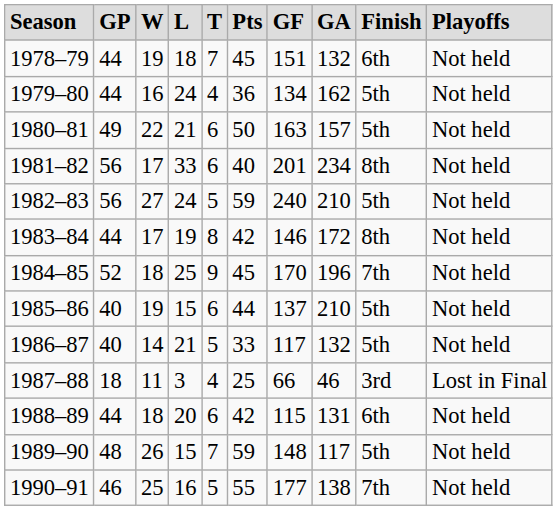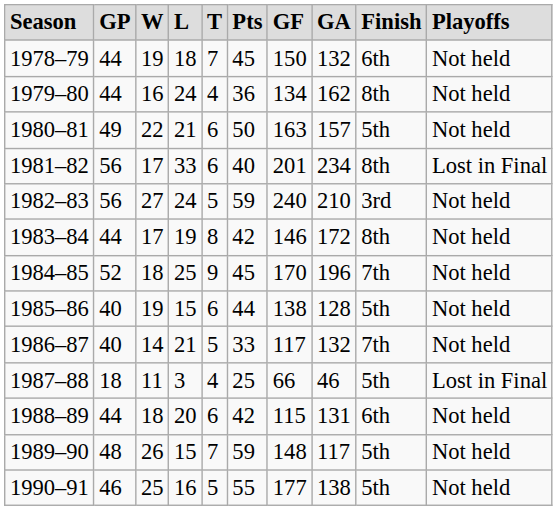(290, 58) 151 -> (290, 58) 150
(376, 93) 5th -> (376, 93) 8th
(471, 165) Not held -> (490, 165) Lost in Final
(376, 201) 5th -> (376, 201) 3rd
(290, 308) 137 -> (290, 308) 138
(334, 308) 210 -> (334, 308) 128
(376, 344) 5th -> (376, 344) 7th
(376, 380) 3rd -> (376, 380) 5th
(376, 487) 7th -> (376, 487) 5th
